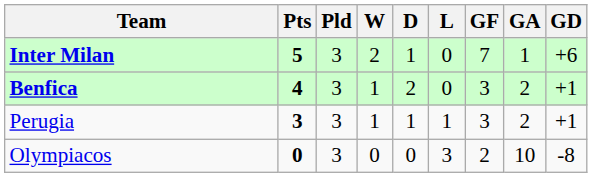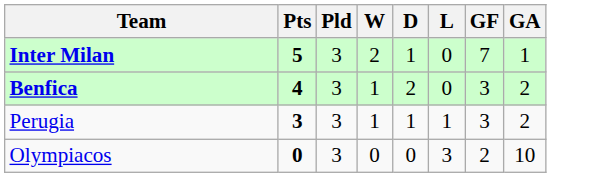- column: (566, 21)
